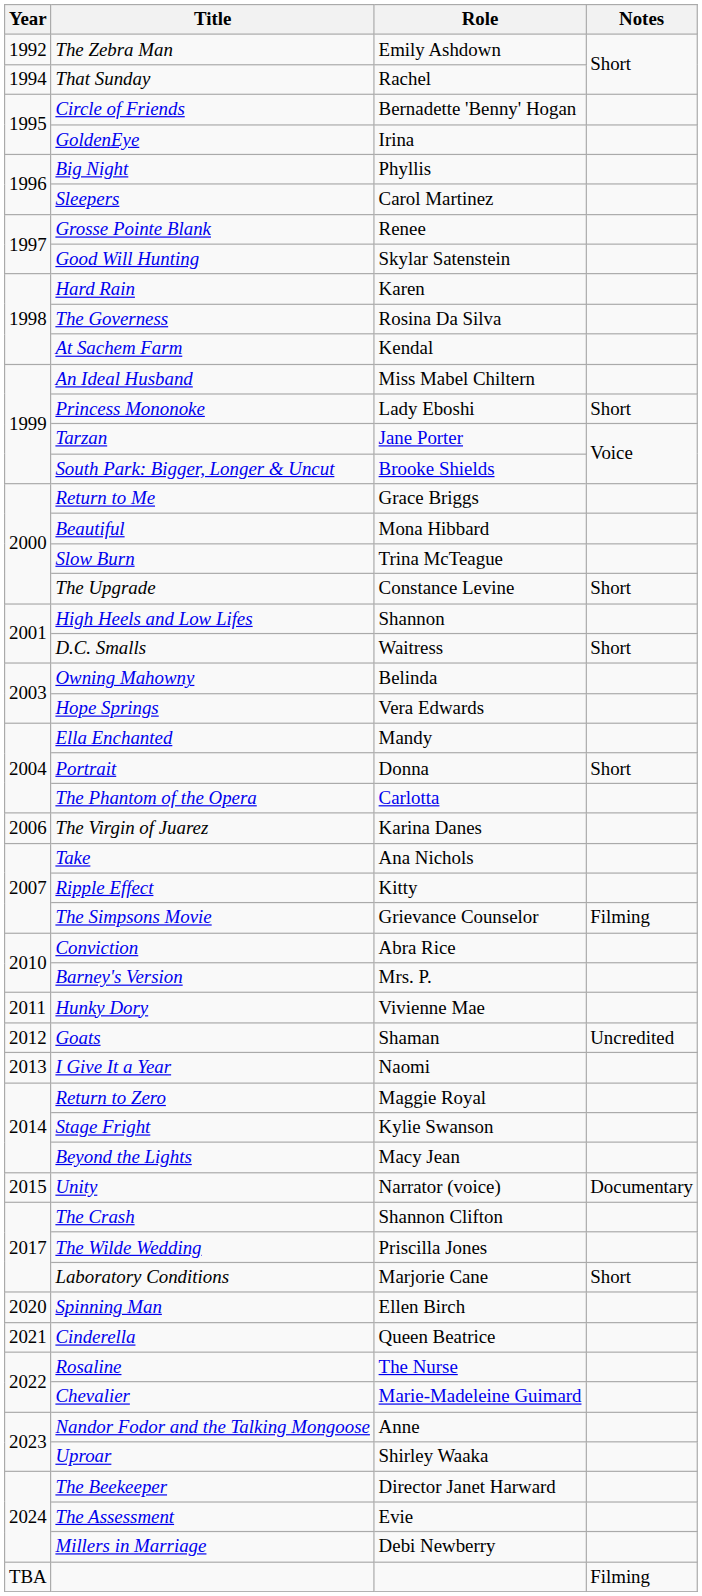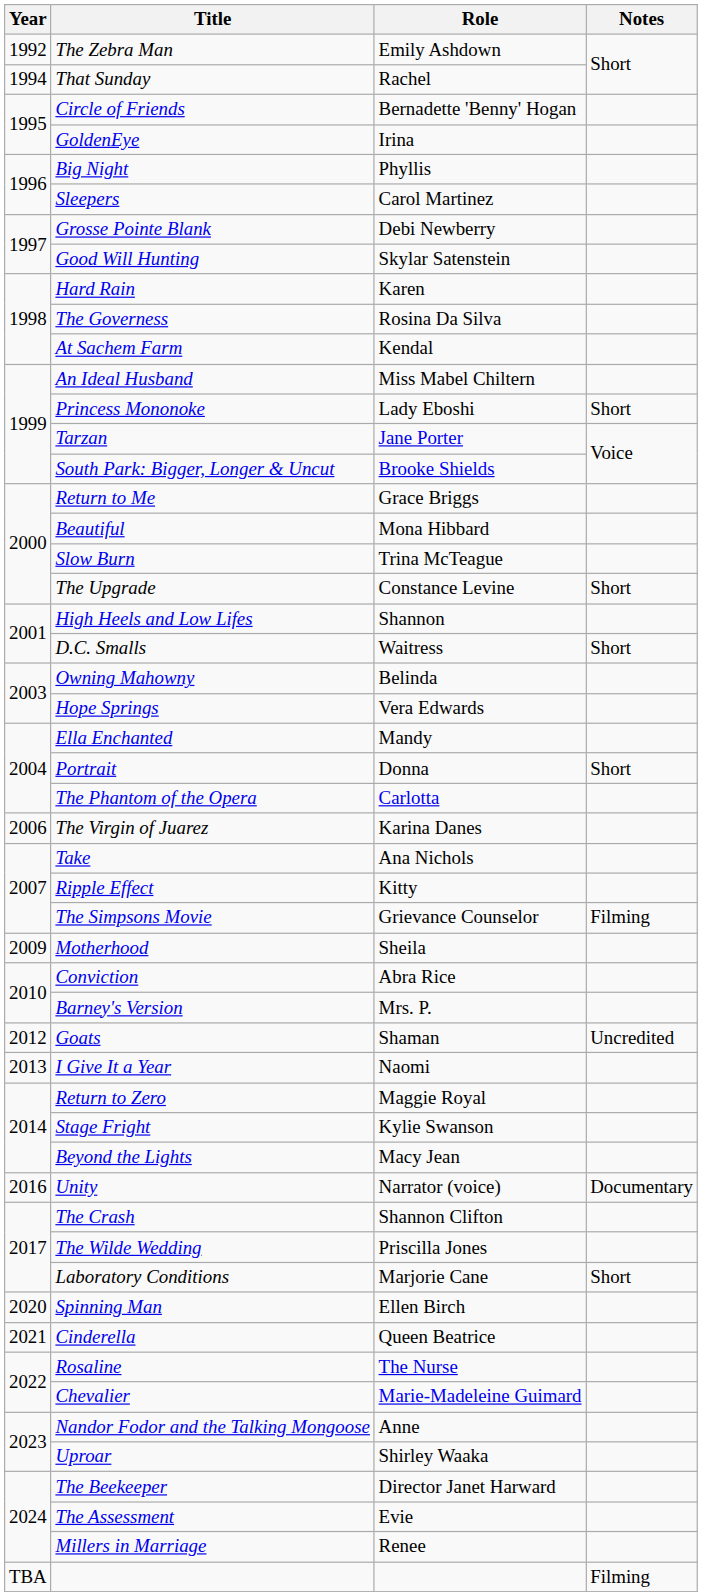(402, 229) Renee -> (437, 229) Debi Newberry
+ row: (102, 947)
- row: (102, 1007)
(28, 1187) 2015 -> (28, 1187) 2016
(437, 1546) Debi Newberry -> (402, 1546) Renee
